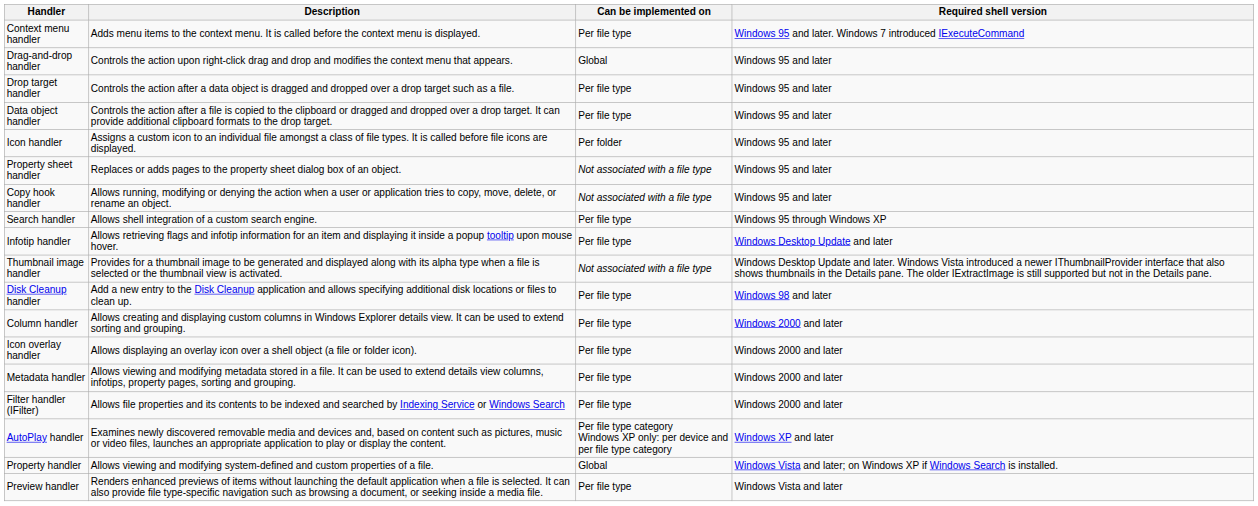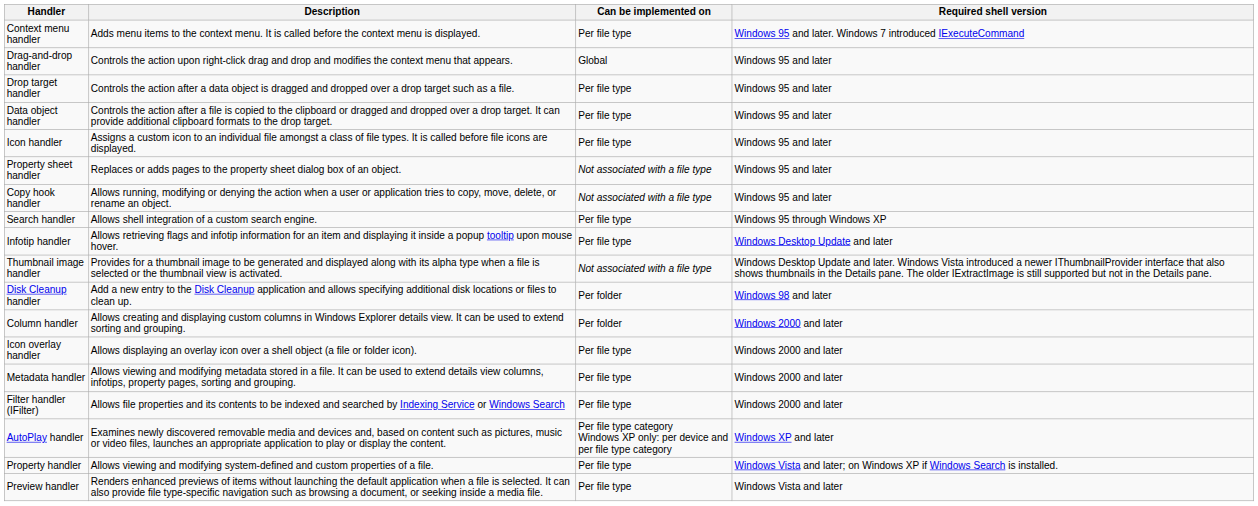(600, 143) Per folder -> (605, 143) Per file type
(605, 296) Per file type -> (600, 296) Per folder
(605, 323) Per file type -> (600, 323) Per folder
(593, 465) Global -> (605, 465) Per file type
